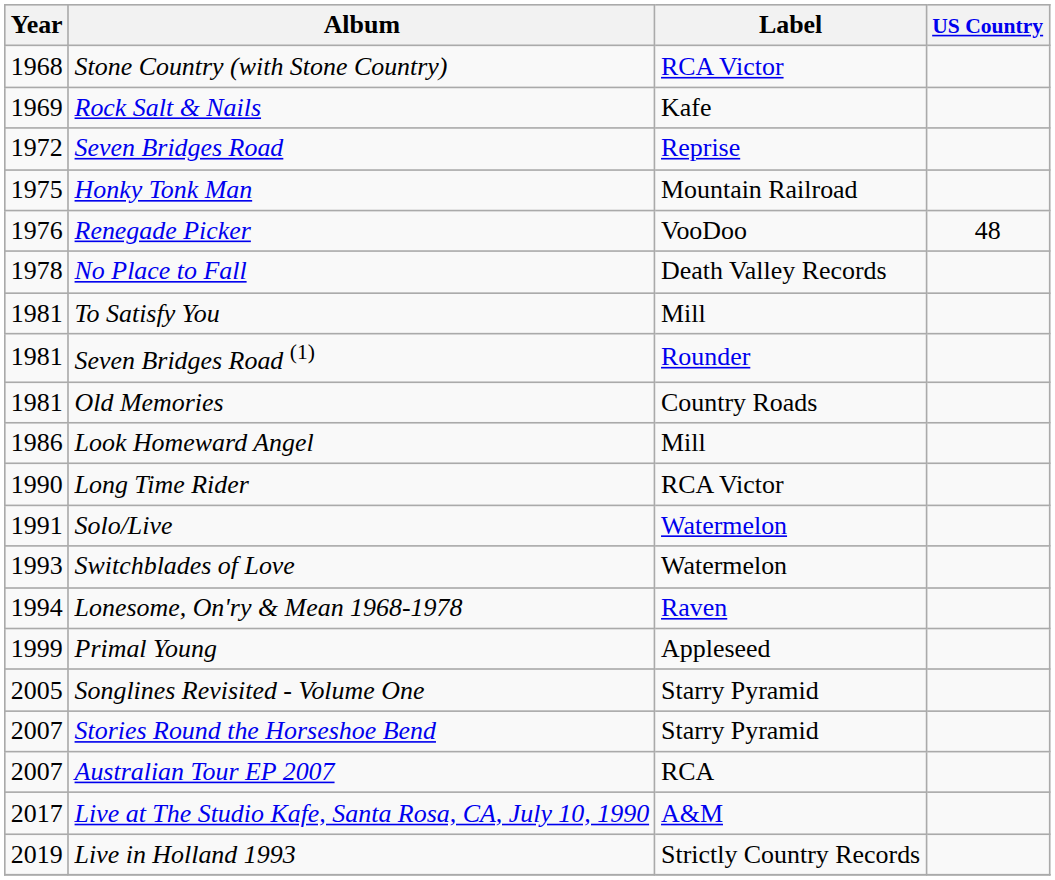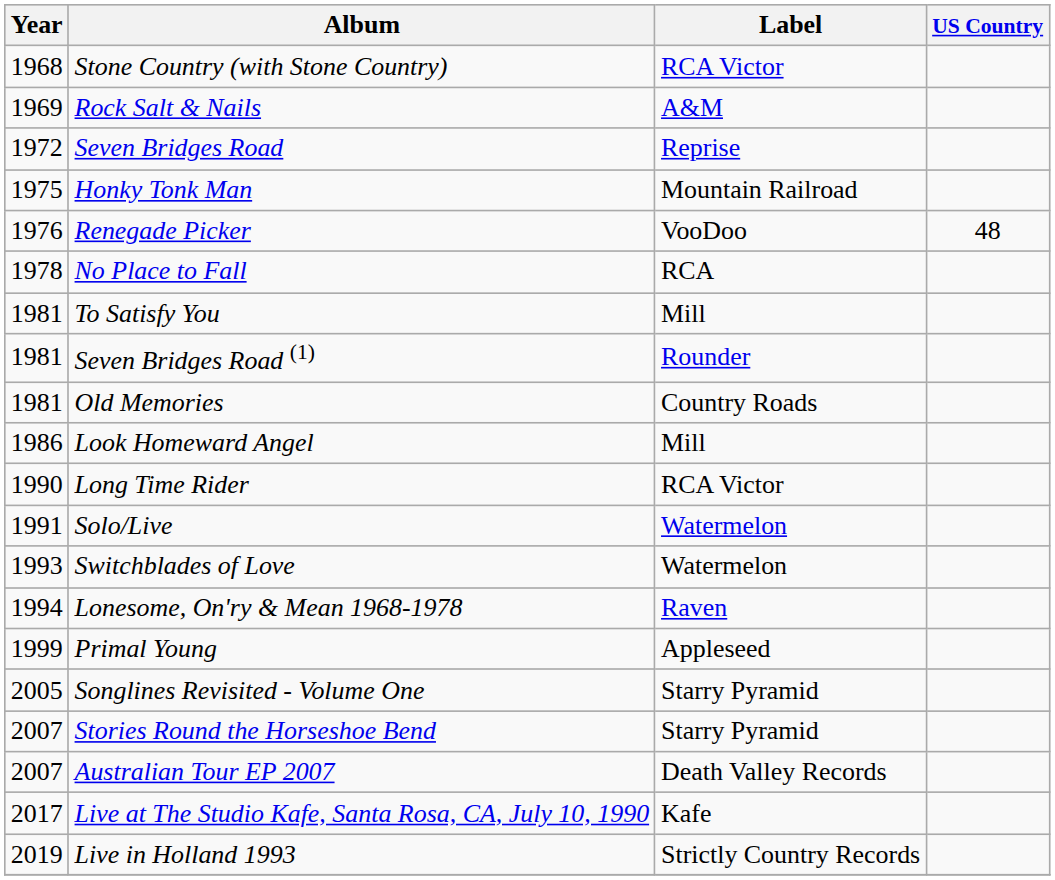(686, 107) Kafe -> (692, 107) A&M
(774, 271) Death Valley Records -> (688, 271) RCA
(688, 772) RCA -> (774, 772) Death Valley Records
(692, 813) A&M -> (686, 813) Kafe
